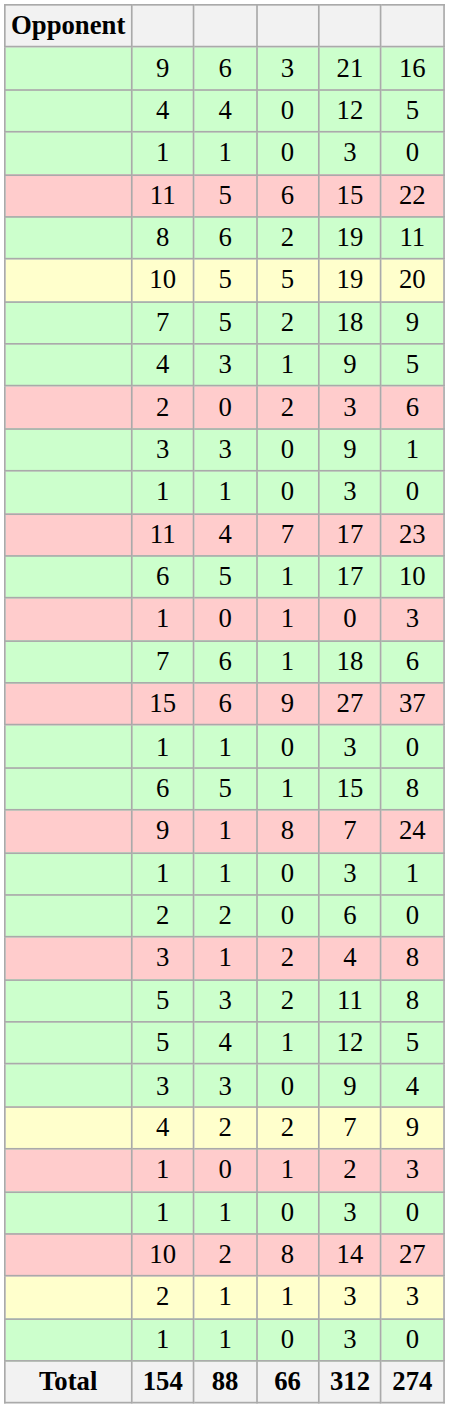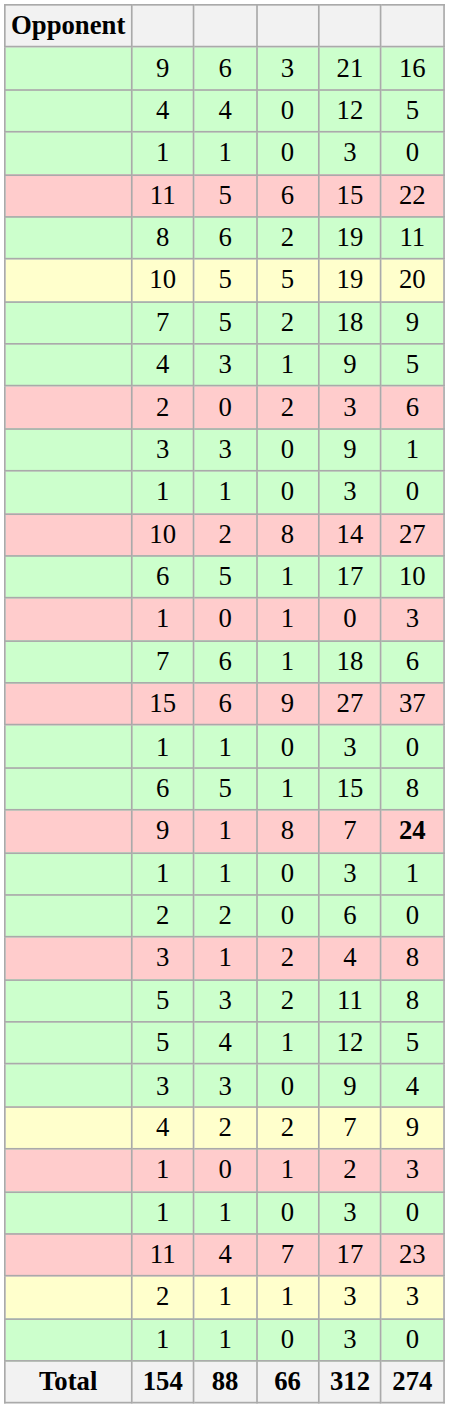rows swapped: (163, 1254) <-> (163, 534)
(412, 830) normal -> (412, 830) bold
